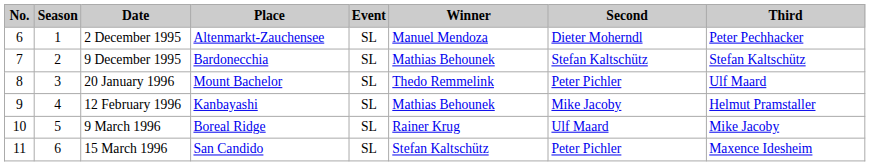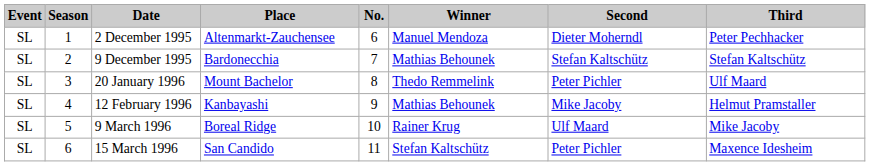columns swapped: (19, 15) <-> (369, 15)
